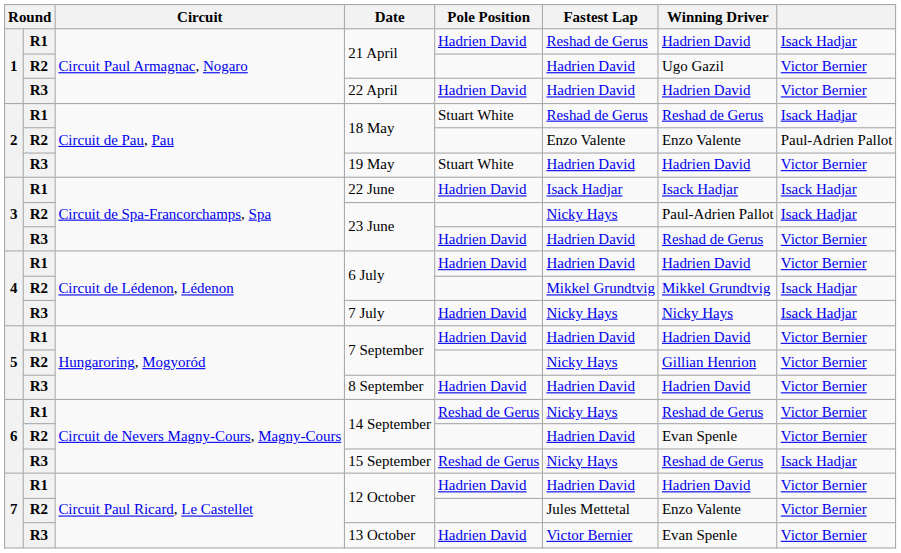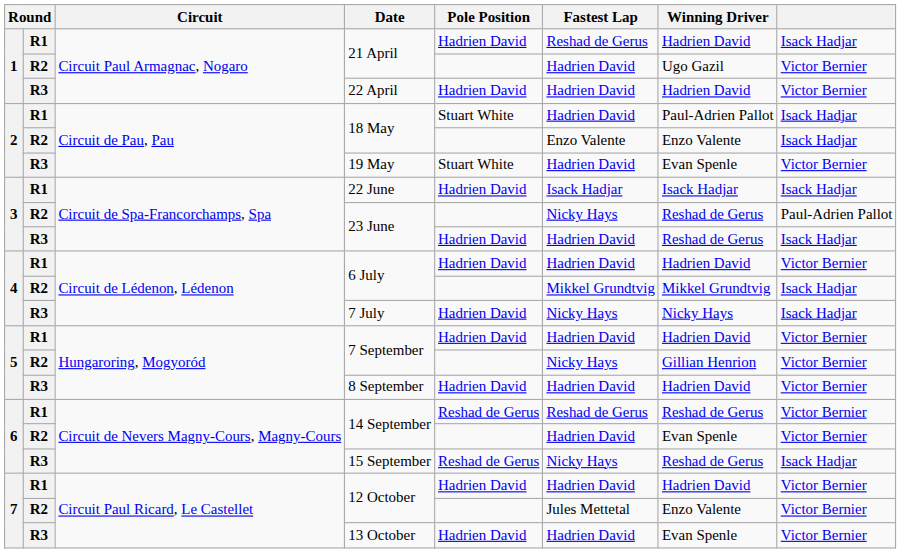(597, 115) Reshad de Gerus -> (591, 115) Hadrien David
(713, 115) Reshad de Gerus -> (718, 115) Paul-Adrien Pallot
(837, 139) Paul-Adrien Pallot -> (819, 139) Isack Hadjar
(706, 164) Hadrien David -> (700, 164) Evan Spenle
(718, 213) Paul-Adrien Pallot -> (713, 213) Reshad de Gerus
(819, 213) Isack Hadjar -> (837, 213) Paul-Adrien Pallot
(824, 238) Victor Bernier -> (819, 238) Isack Hadjar
(582, 411) Nicky Hays -> (597, 411) Reshad de Gerus
(589, 534) Victor Bernier -> (591, 534) Hadrien David
